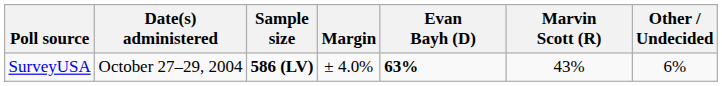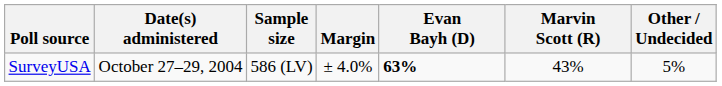(282, 66) bold -> (281, 66) normal
(675, 66) 6% -> (674, 66) 5%
